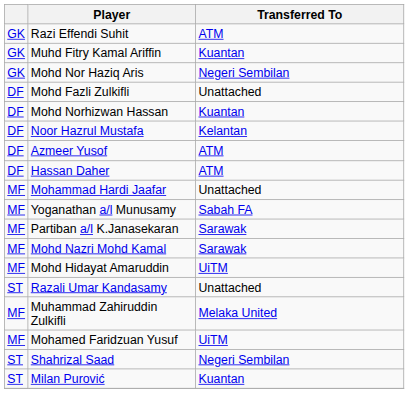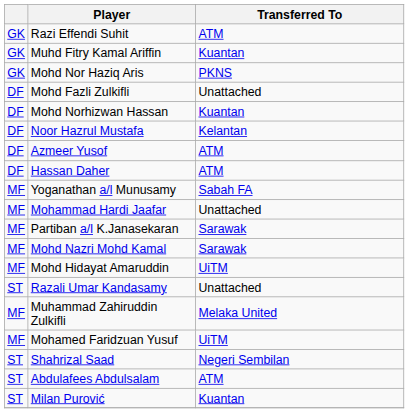(244, 73) Negeri Sembilan -> (215, 73) PKNS
rows swapped: (103, 209) <-> (98, 190)
+ row: (95, 379)
